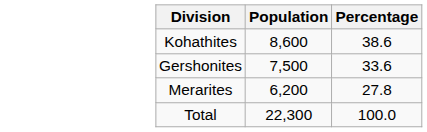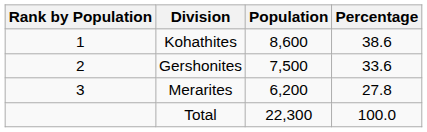+ column: (80, 17)
